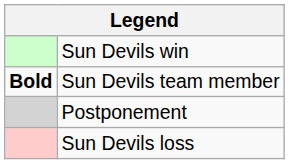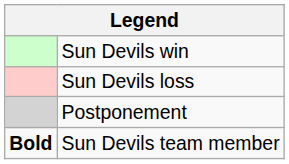rows swapped: (128, 143) <-> (171, 82)
